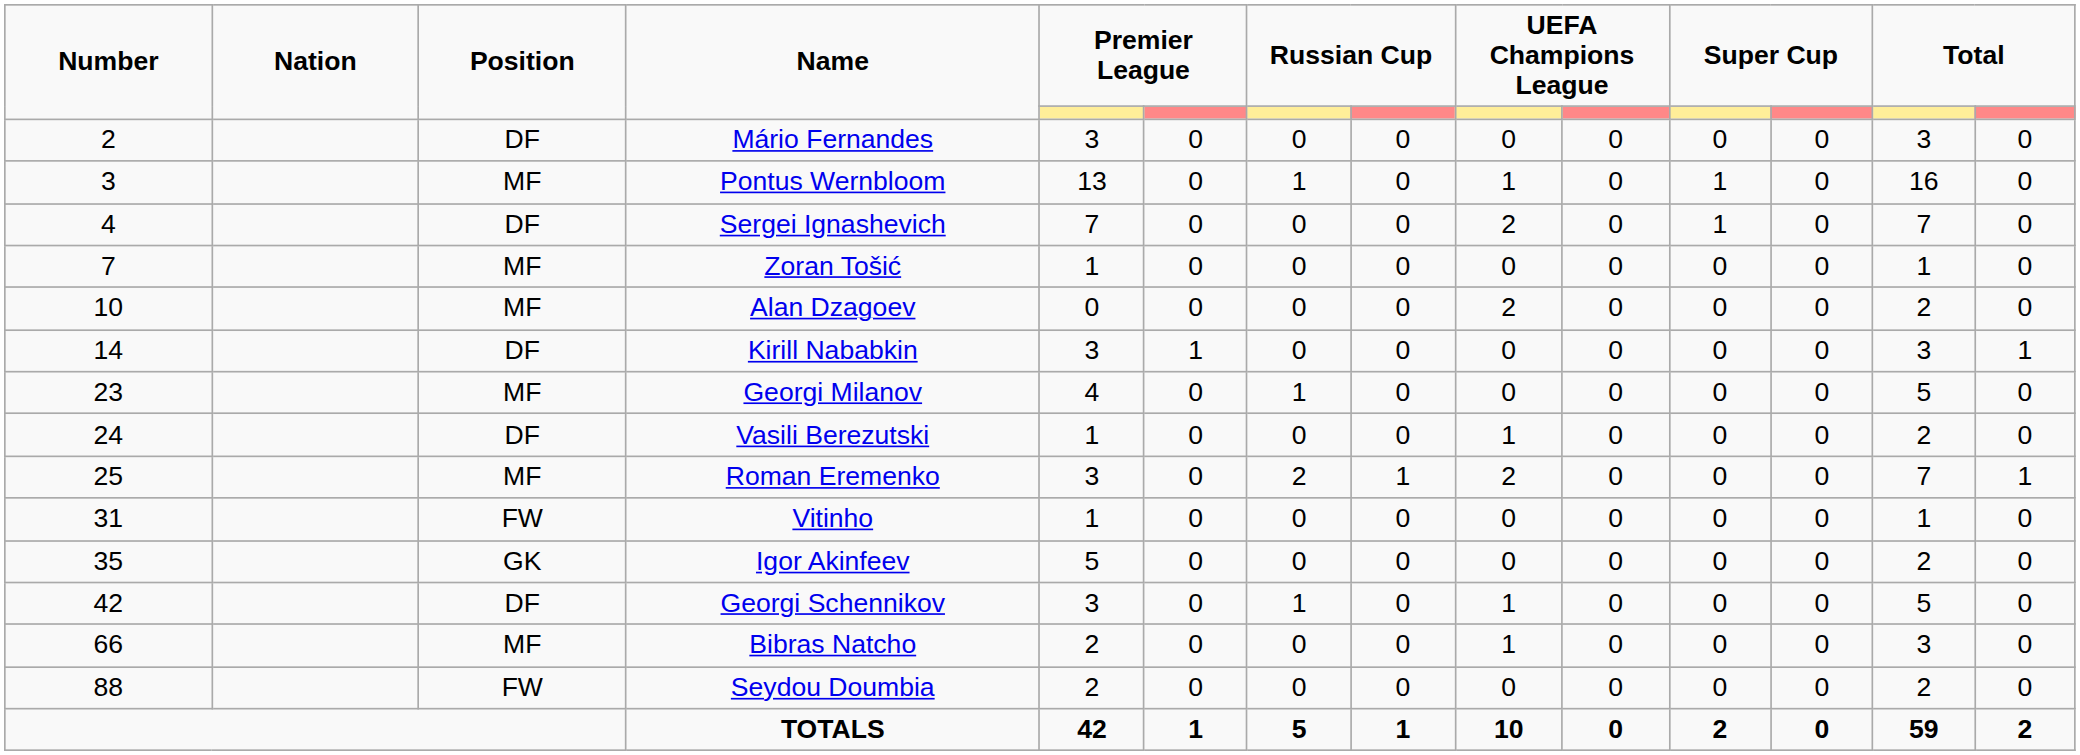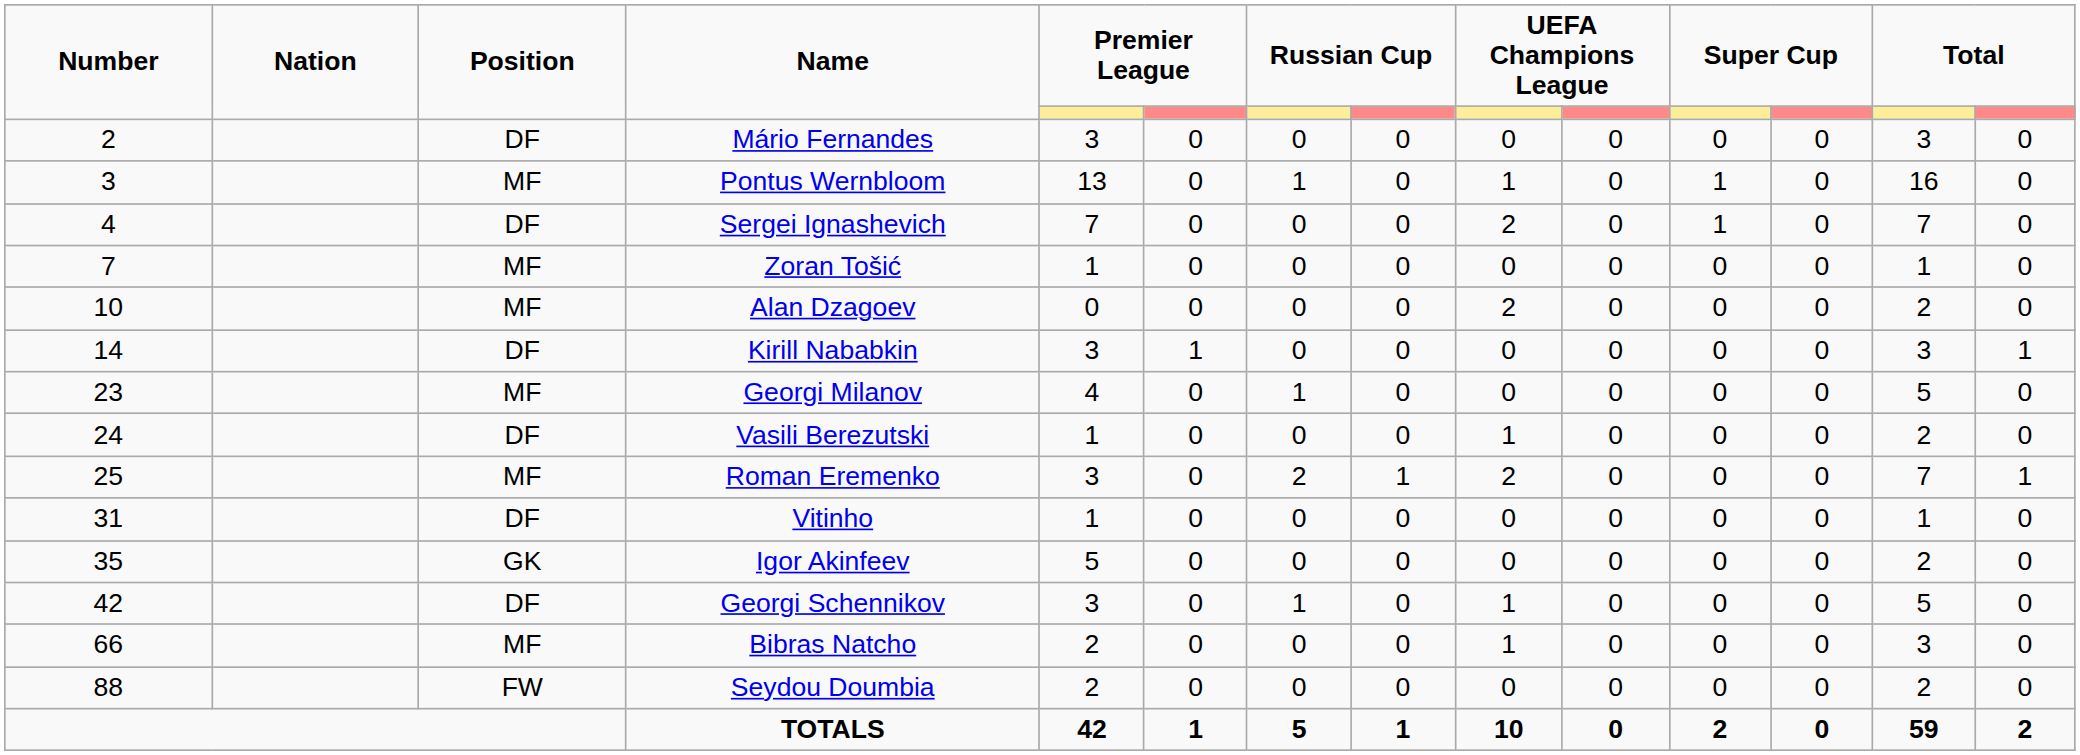(522, 518) FW -> (522, 518) DF
